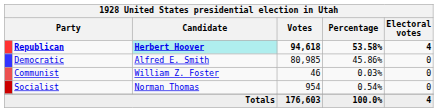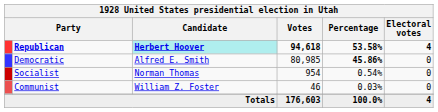(367, 61) normal -> (367, 61) bold
rows swapped: (37, 88) <-> (37, 74)
